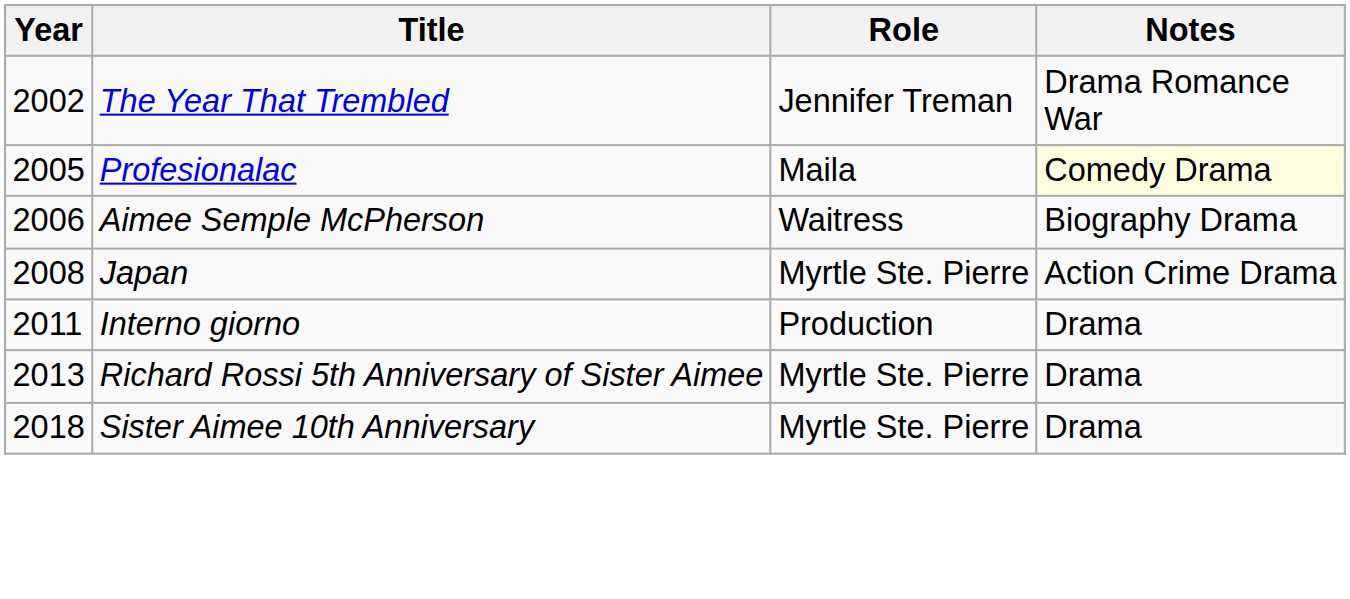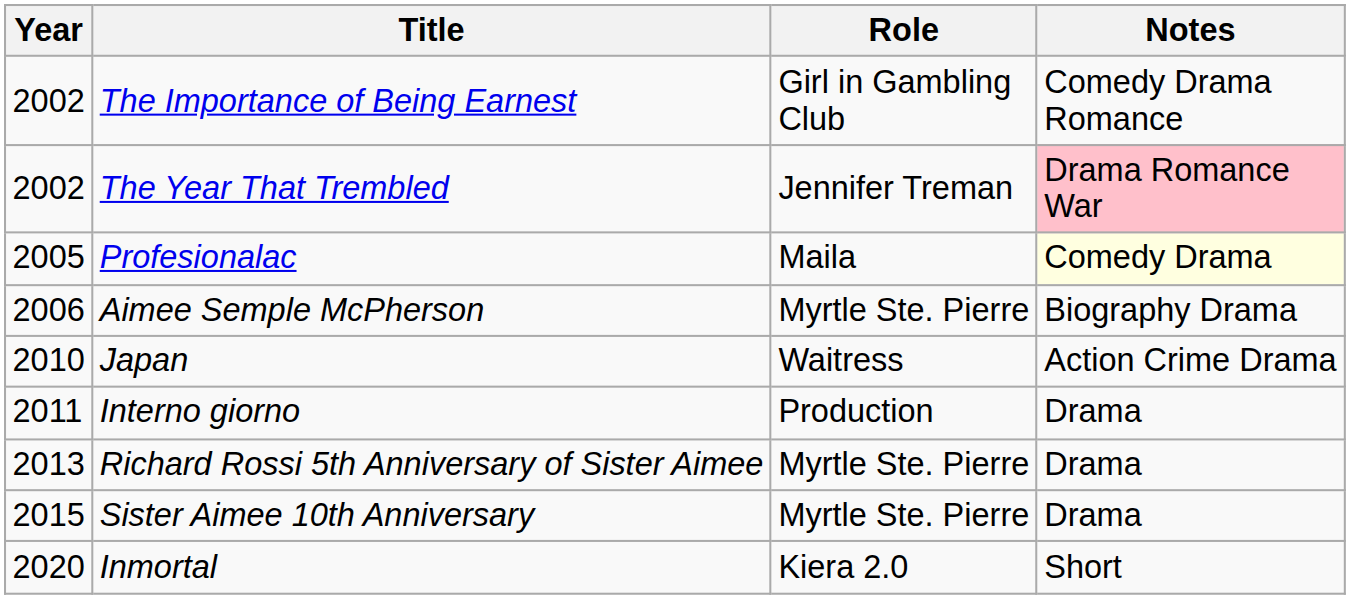+ row: (338, 100)
(1167, 100) no background -> (1167, 188) pink background
(841, 221) Waitress -> (904, 309) Myrtle Ste. Pierre
(49, 272) 2008 -> (49, 360) 2010
(904, 272) Myrtle Ste. Pierre -> (841, 360) Waitress
(49, 427) 2018 -> (49, 515) 2015
+ row: (158, 566)
